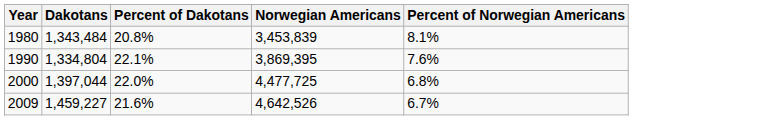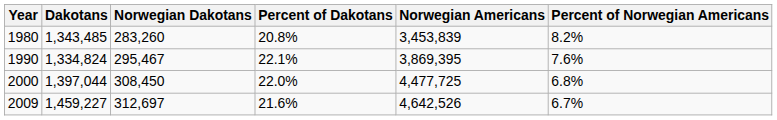+ column: (183, 15)
(76, 37) 1,343,484 -> (76, 37) 1,343,485
(423, 37) 8.1% -> (567, 37) 8.2%
(76, 59) 1,334,804 -> (76, 59) 1,334,824
